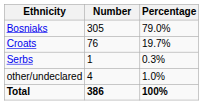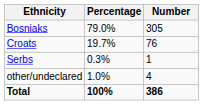columns swapped: (112, 12) <-> (169, 12)
